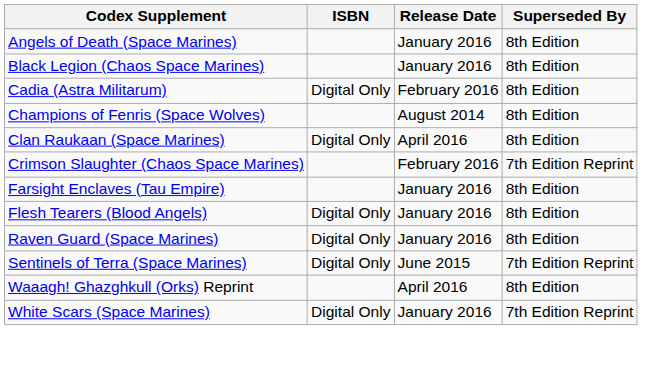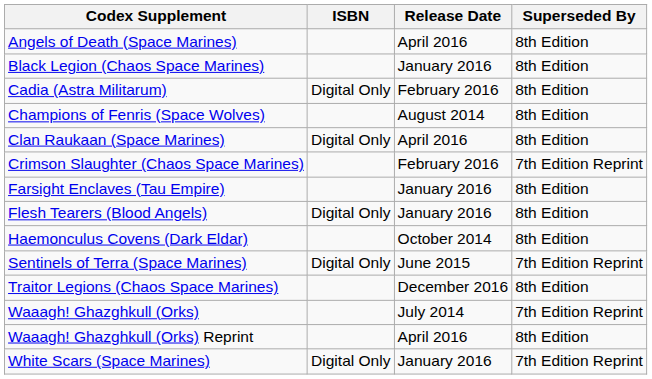(445, 41) January 2016 -> (433, 41) April 2016
+ row: (128, 238)
- row: (113, 238)
+ row: (143, 287)
+ row: (104, 312)
